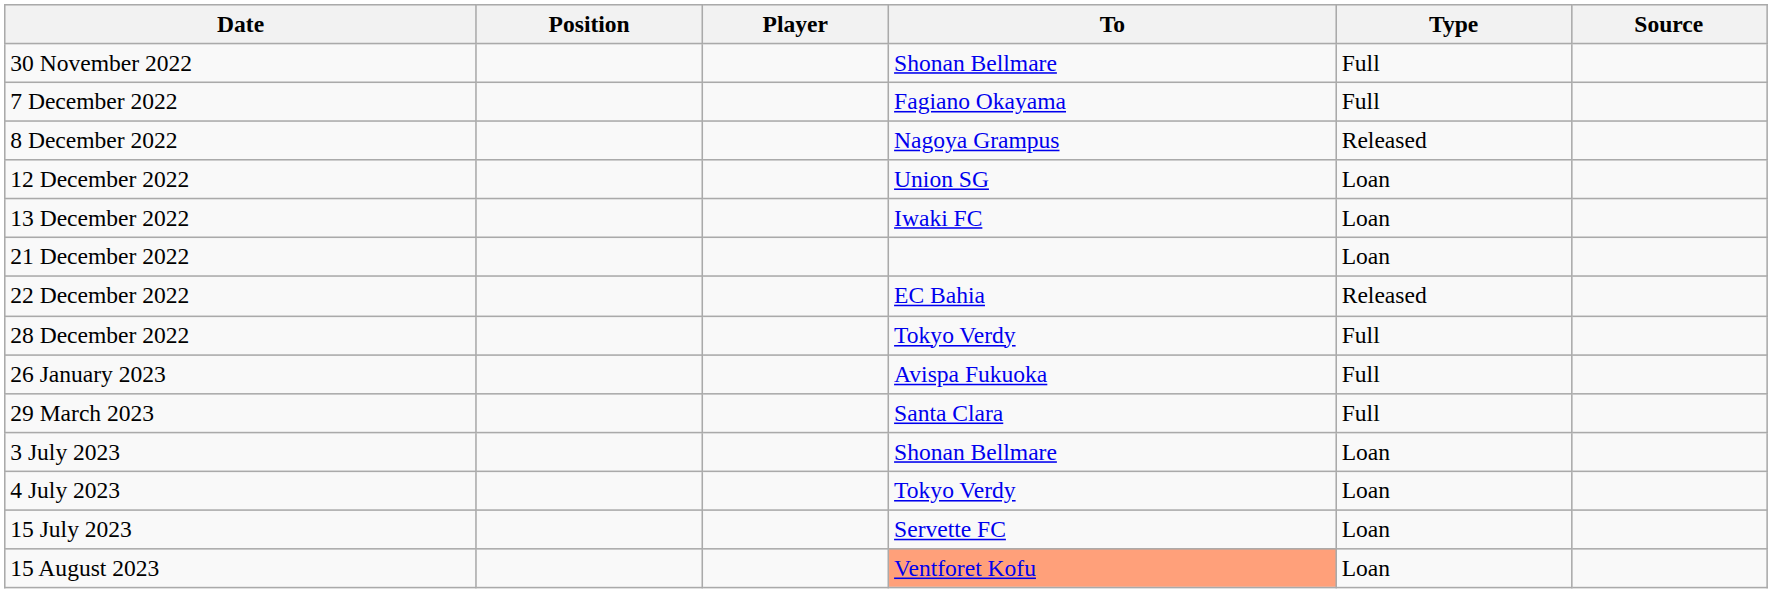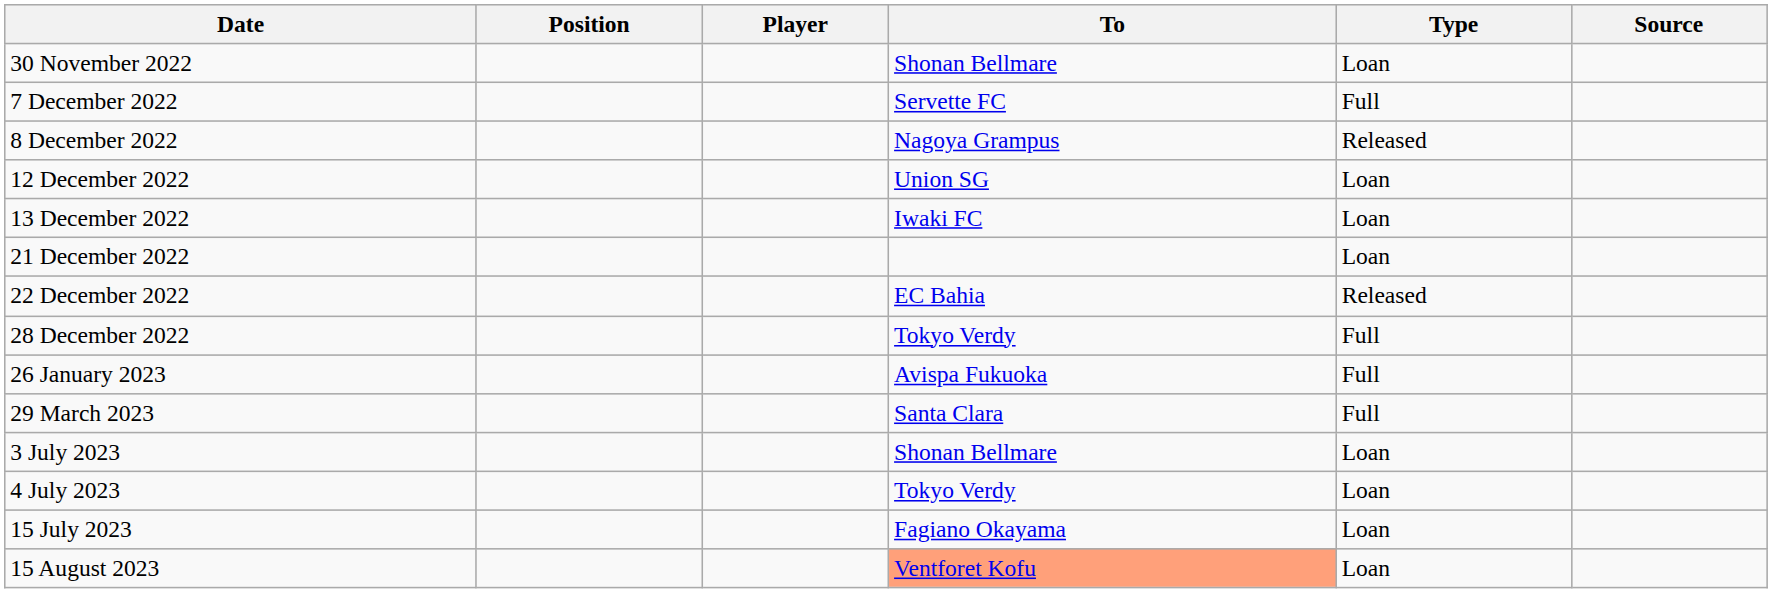(1361, 62) Full -> (1366, 62) Loan
(980, 101) Fagiano Okayama -> (950, 101) Servette FC
(950, 529) Servette FC -> (980, 529) Fagiano Okayama
